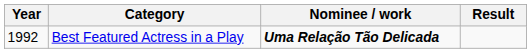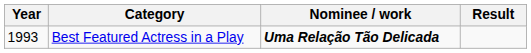(23, 37) 1992 -> (23, 37) 1993
